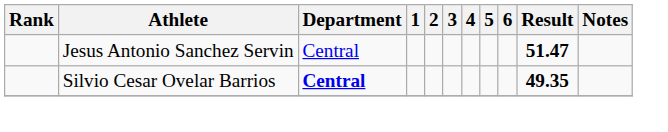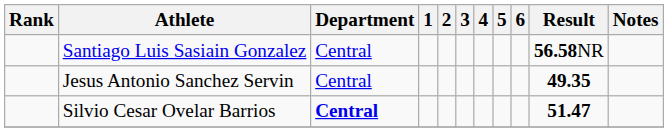+ row: (185, 50)
(547, 50) 51.47 -> (569, 80) 49.35
(547, 80) 49.35 -> (569, 111) 51.47
